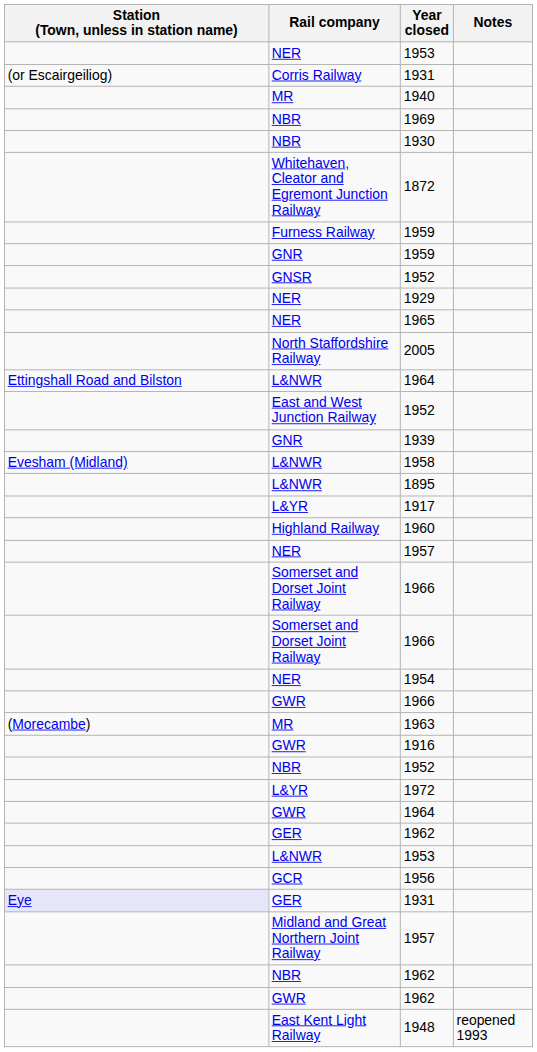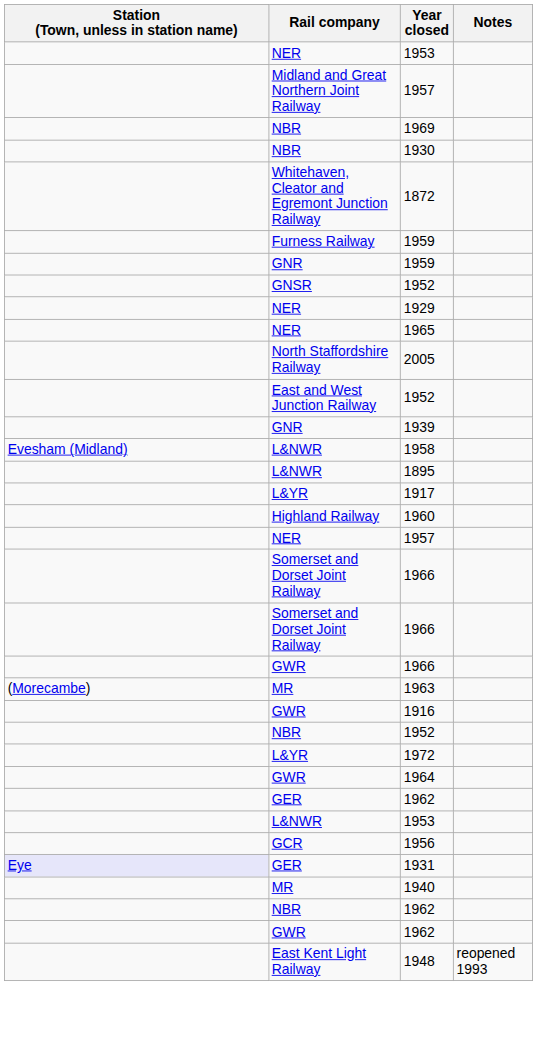- row: (317, 75)
rows swapped: (283, 97) <-> (329, 938)
- row: (297, 380)
- row: (286, 679)
